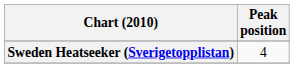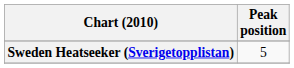(263, 52) 4 -> (263, 52) 5
